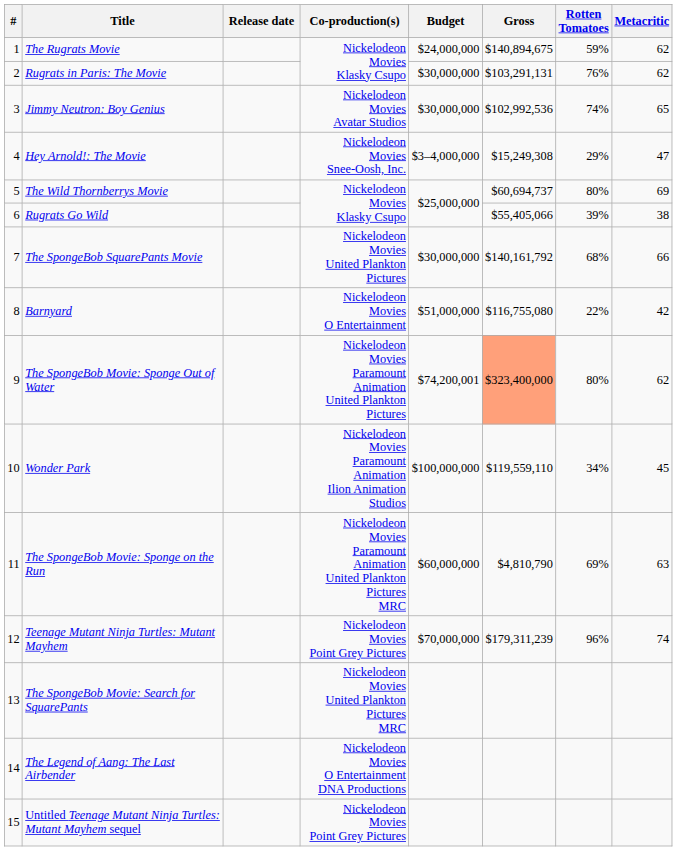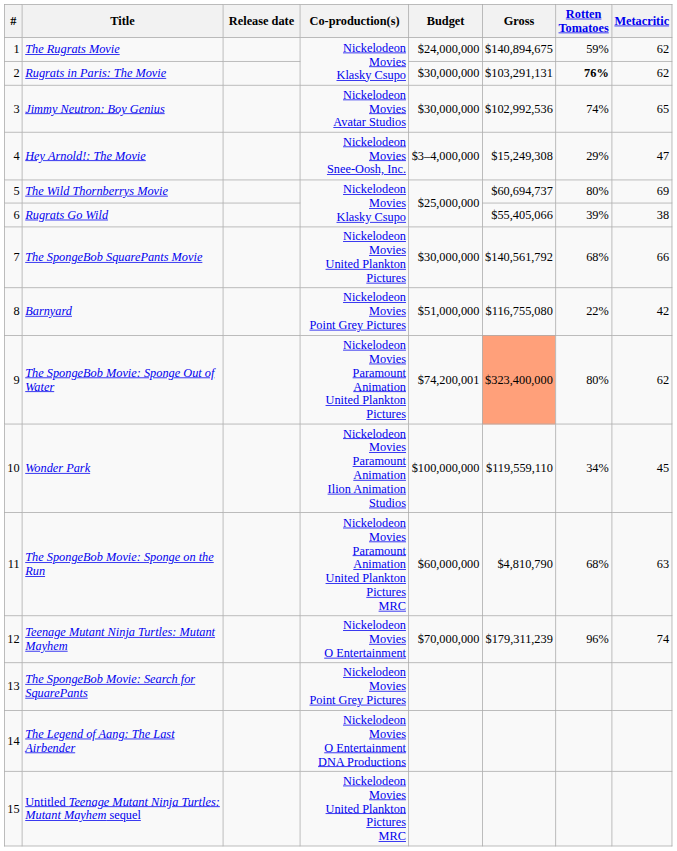(597, 73) normal -> (596, 73) bold
(519, 257) $140,161,792 -> (519, 257) $140,561,792
(365, 311) Nickelodeon Movies O Entertainment -> (358, 311) Nickelodeon Movies Point Grey Pictures
(597, 564) 69% -> (597, 564) 68%
(358, 639) Nickelodeon Movies Point Grey Pictures -> (365, 639) Nickelodeon Movies O Entertainment
(366, 700) Nickelodeon Movies United Plankton Pictures MRC -> (358, 686) Nickelodeon Movies Point Grey Pictures
(358, 822) Nickelodeon Movies Point Grey Pictures -> (366, 808) Nickelodeon Movies United Plankton Pictures MRC
